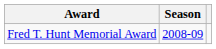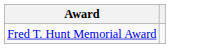- column: (183, 14)
